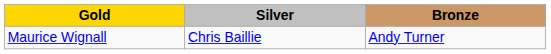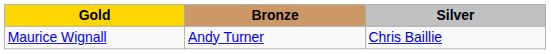columns swapped: (275, 15) <-> (455, 15)
